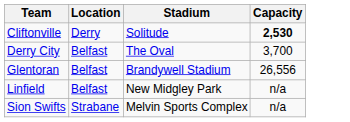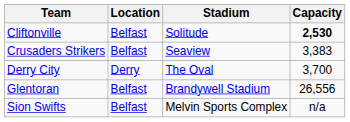(86, 32) Derry -> (129, 32) Belfast
+ row: (56, 51)
(89, 51) Belfast -> (125, 70) Derry
- row: (26, 88)
(95, 107) Strabane -> (129, 107) Belfast
